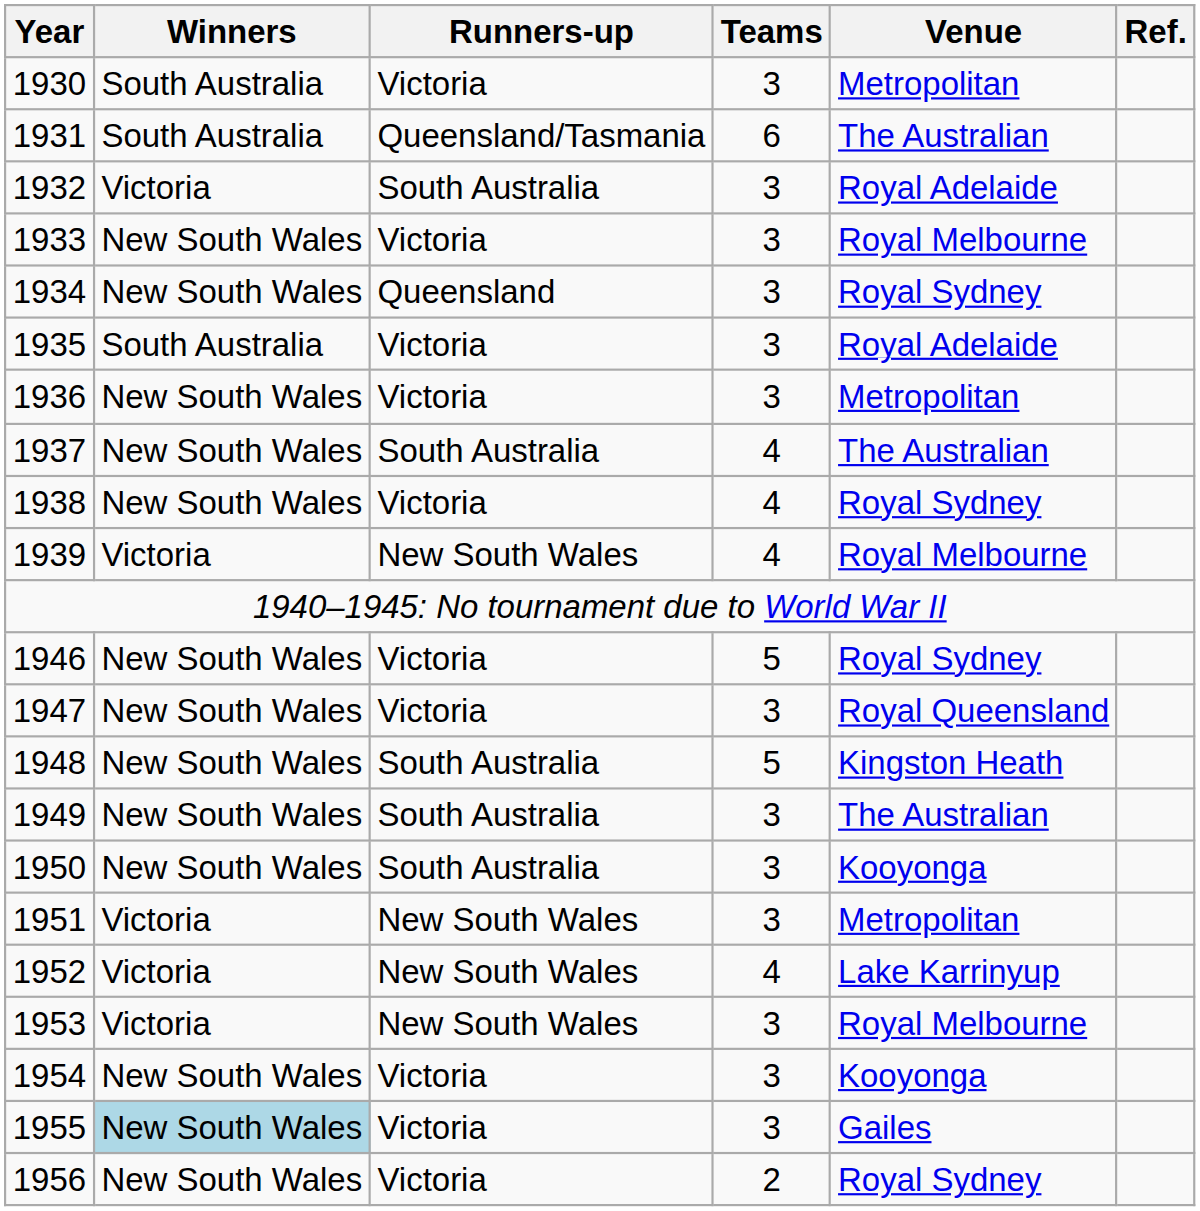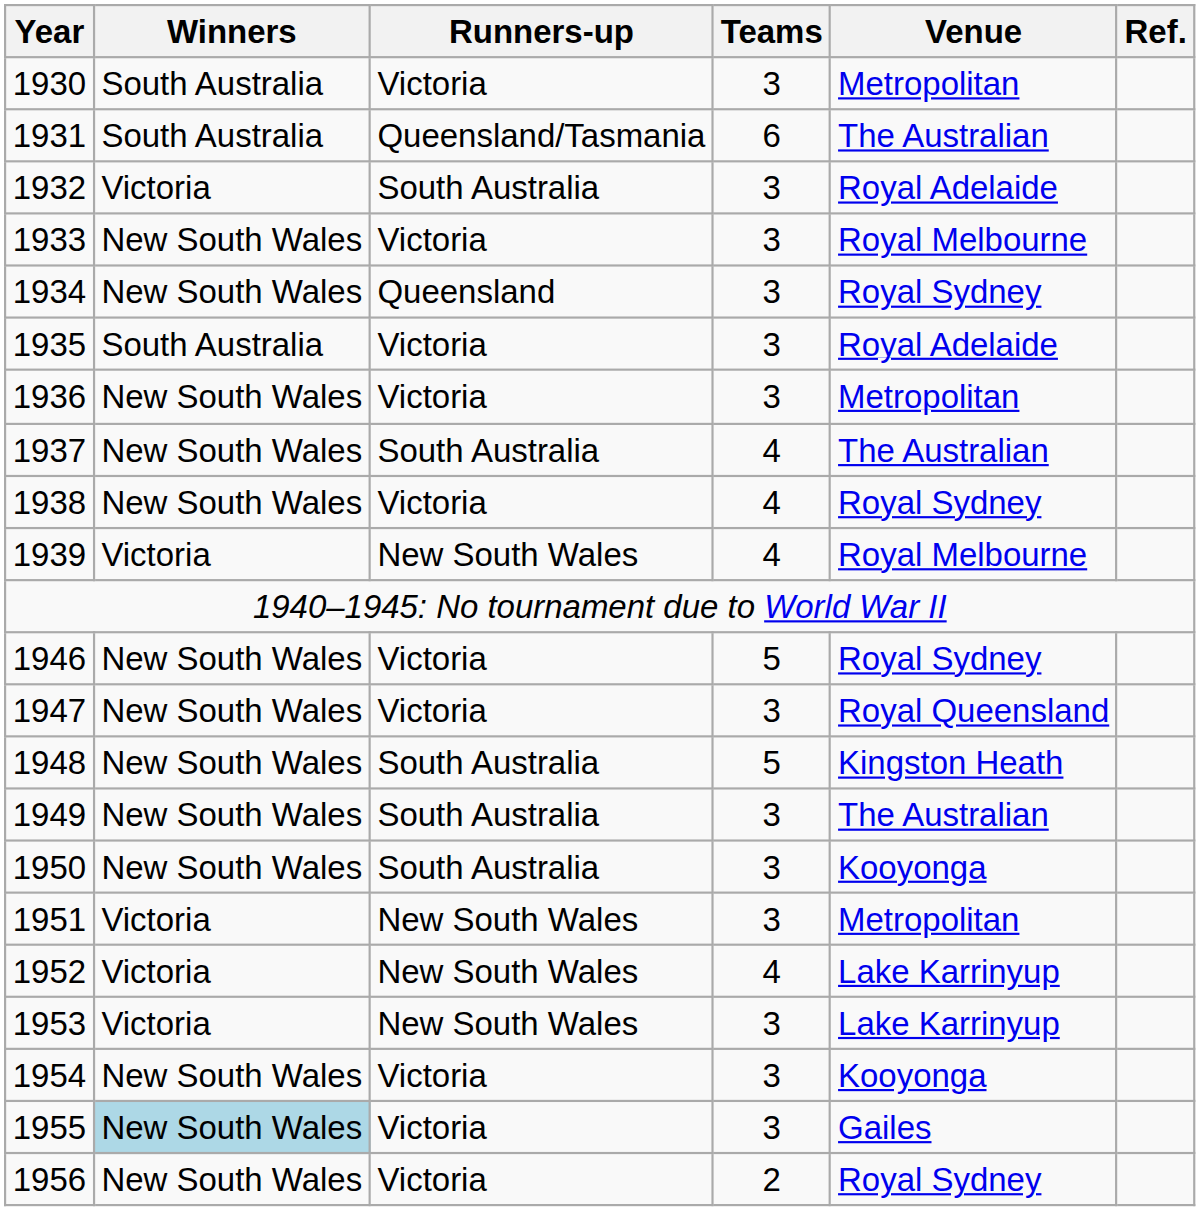(963, 1023) Royal Melbourne -> (949, 1023) Lake Karrinyup
